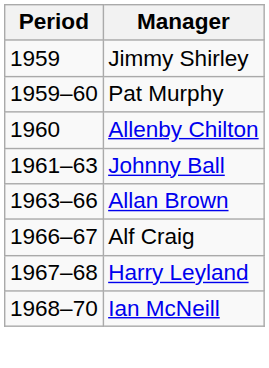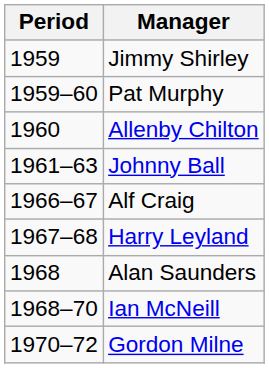- row: (168, 201)
+ row: (182, 272)
+ row: (176, 344)
